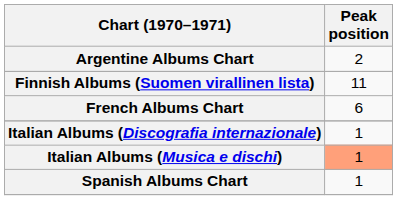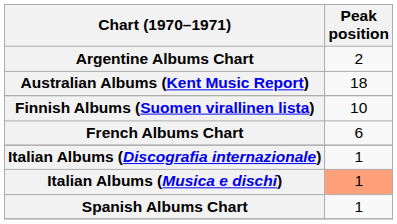+ row: (165, 83)
(359, 83) 11 -> (359, 108) 10
